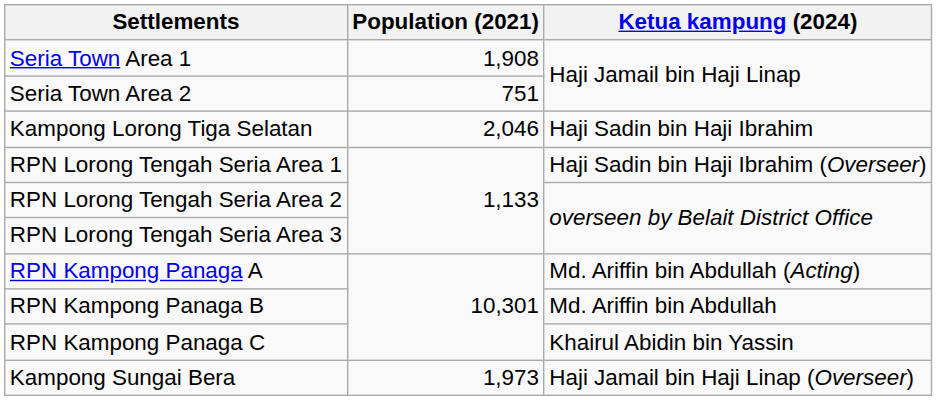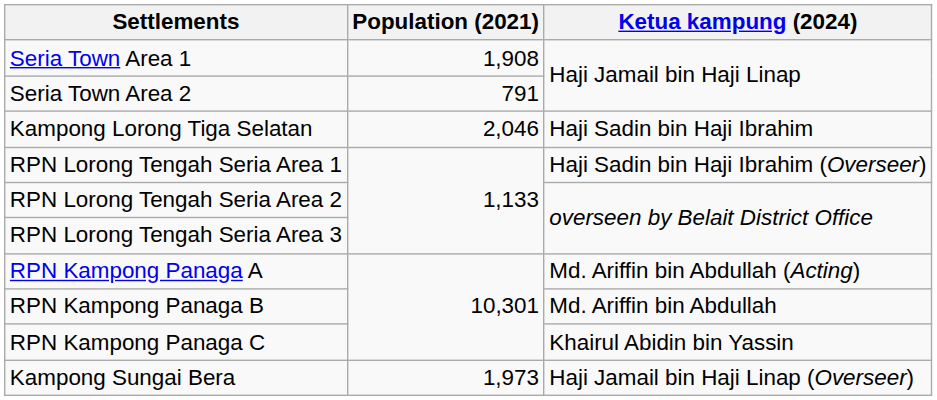(520, 93) 751 -> (520, 93) 791
